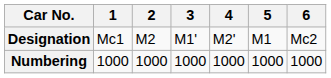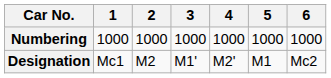rows swapped: (49, 38) <-> (49, 61)
